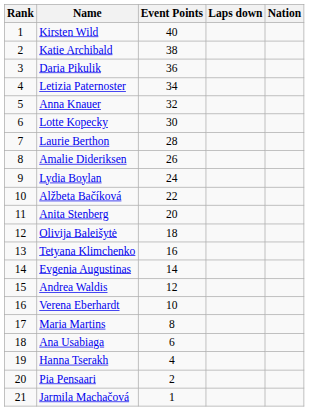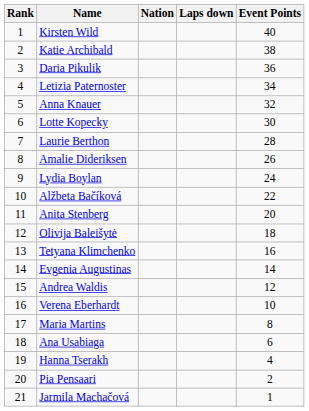columns swapped: (284, 13) <-> (172, 13)
